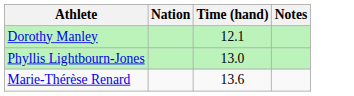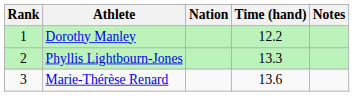+ column: (23, 15)
(232, 36) 12.1 -> (271, 36) 12.2
(232, 58) 13.0 -> (271, 58) 13.3
